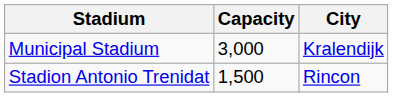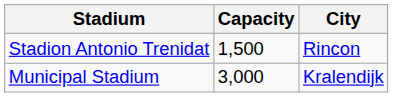rows swapped: (109, 77) <-> (84, 48)
